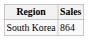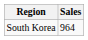(67, 27) 864 -> (67, 27) 964
